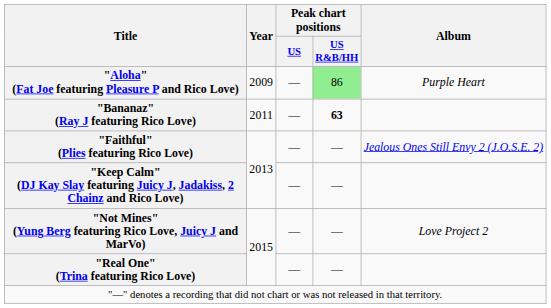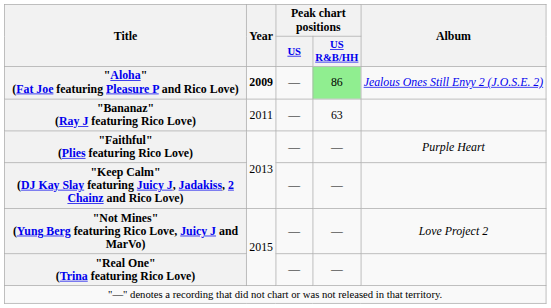(261, 82) normal -> (261, 82) bold
(453, 82) Purple Heart -> (453, 82) Jealous Ones Still Envy 2 (J.O.S.E. 2)
(337, 114) bold -> (337, 114) normal
(453, 146) Jealous Ones Still Envy 2 (J.O.S.E. 2) -> (453, 146) Purple Heart
